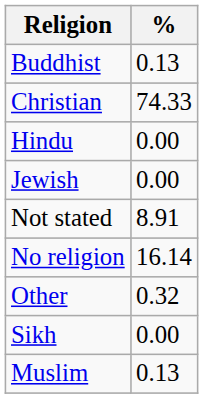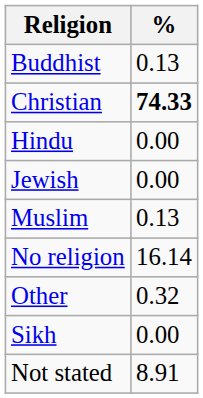(164, 102) normal -> (164, 102) bold
rows swapped: (50, 373) <-> (62, 218)
